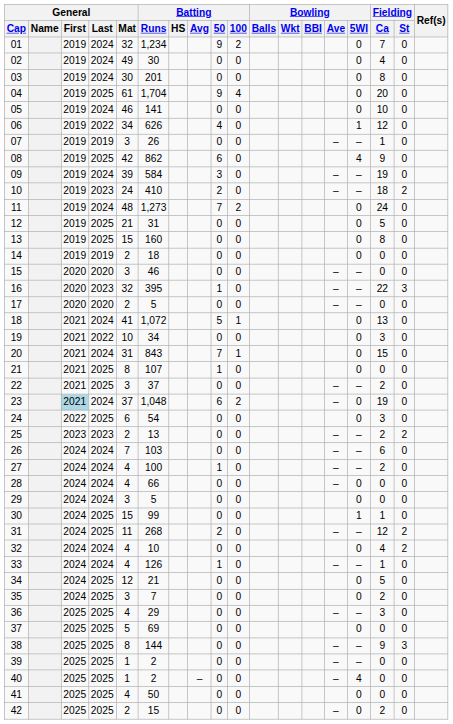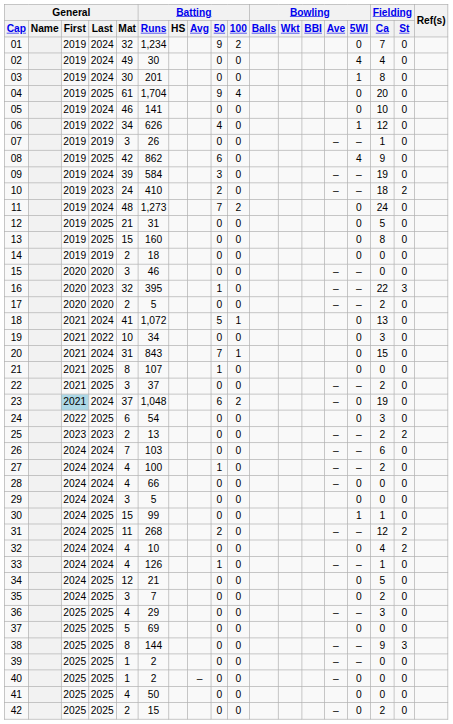(359, 61) 0 -> (359, 61) 4
(359, 77) 0 -> (359, 77) 1
(382, 304) 0 -> (382, 304) 2
(359, 678) 4 -> (359, 678) 0
